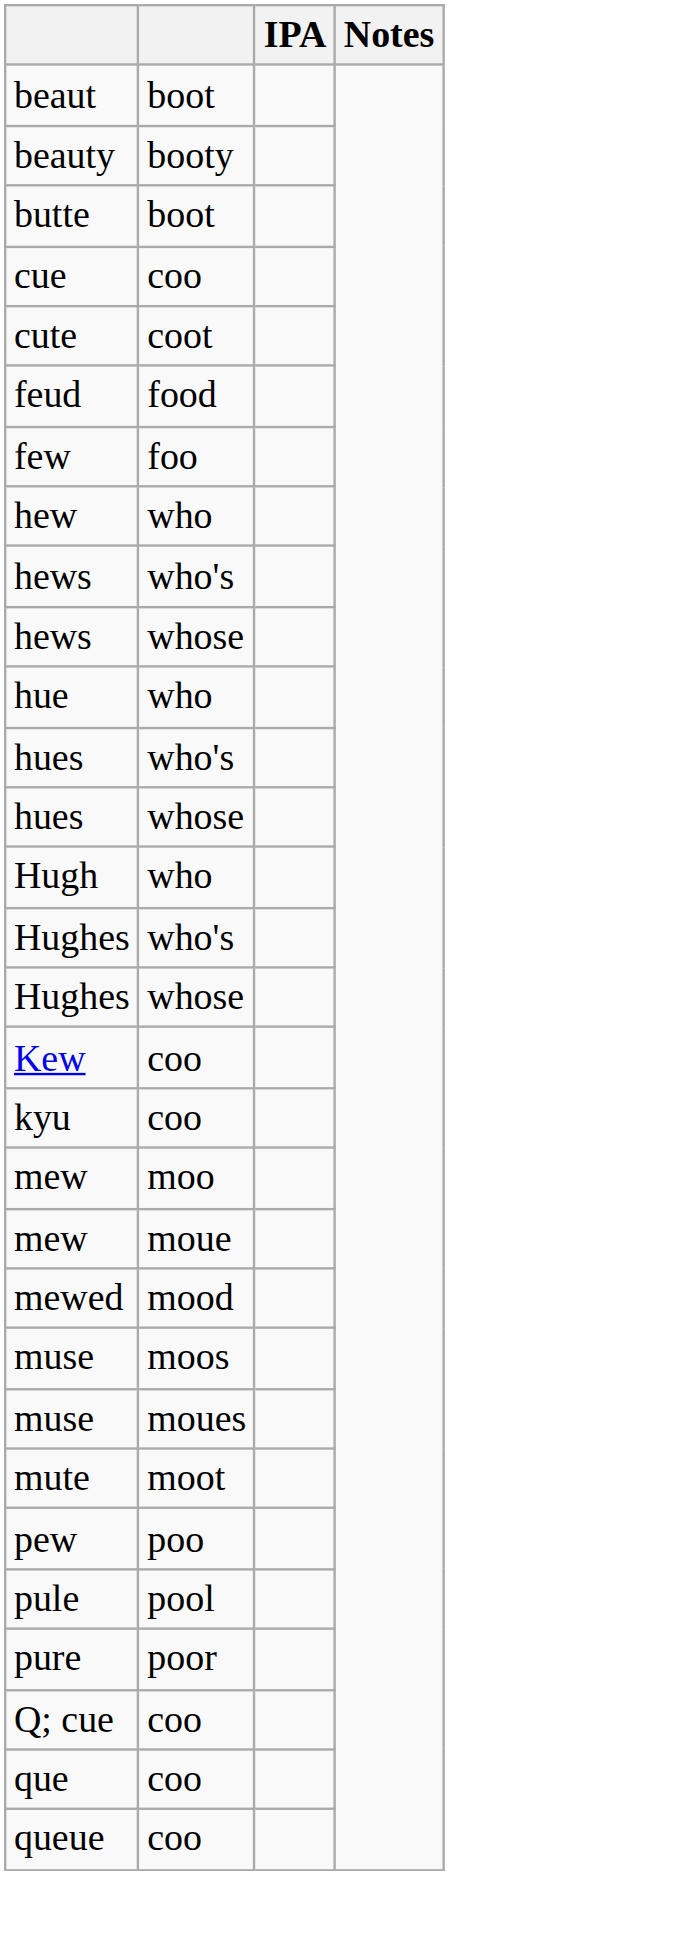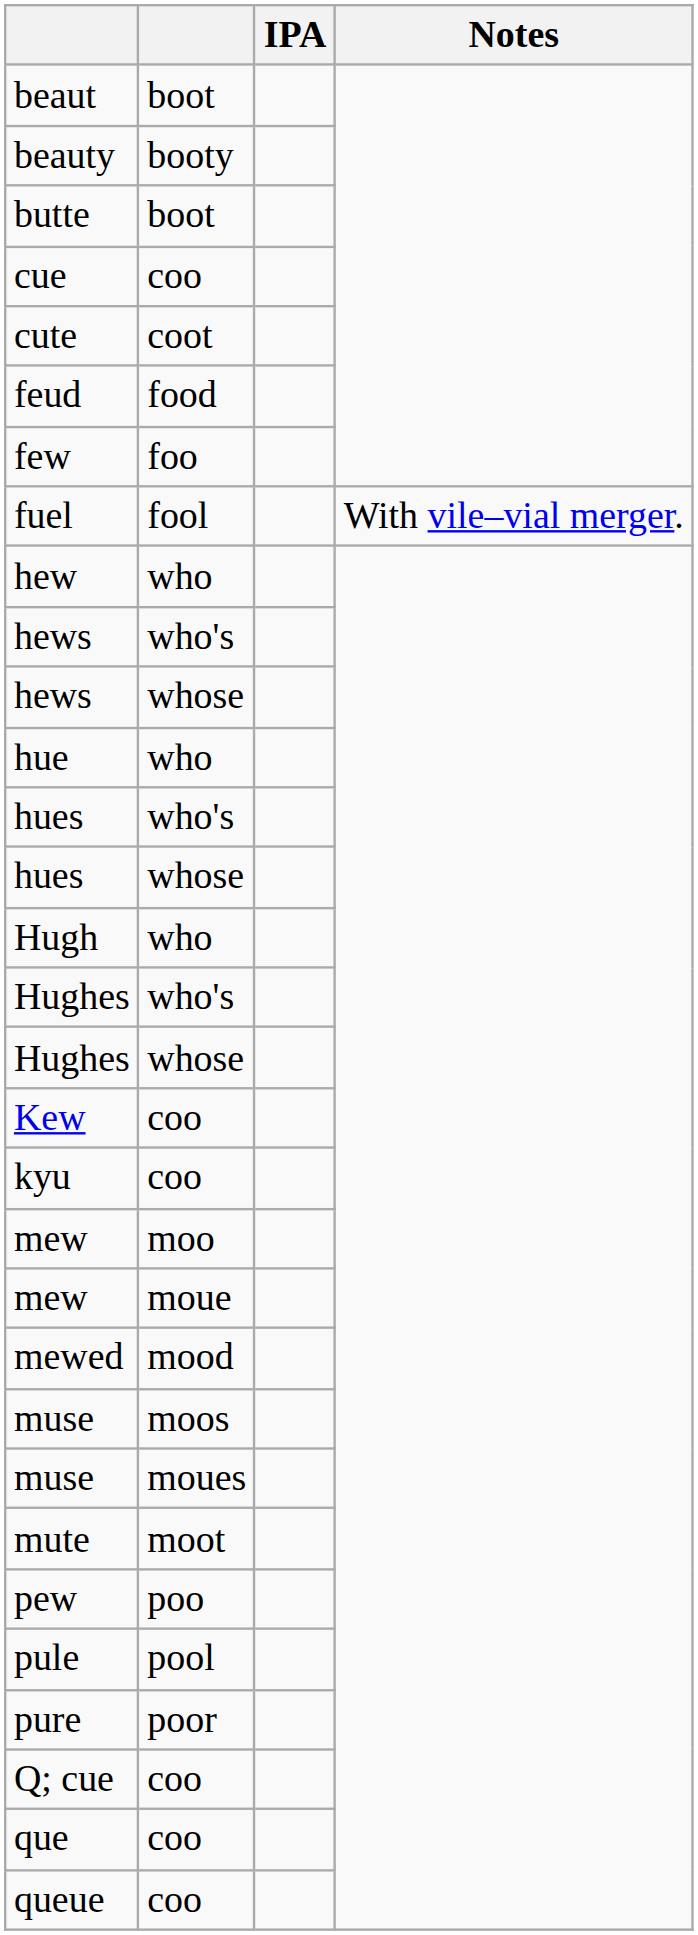+ row: (43, 515)
